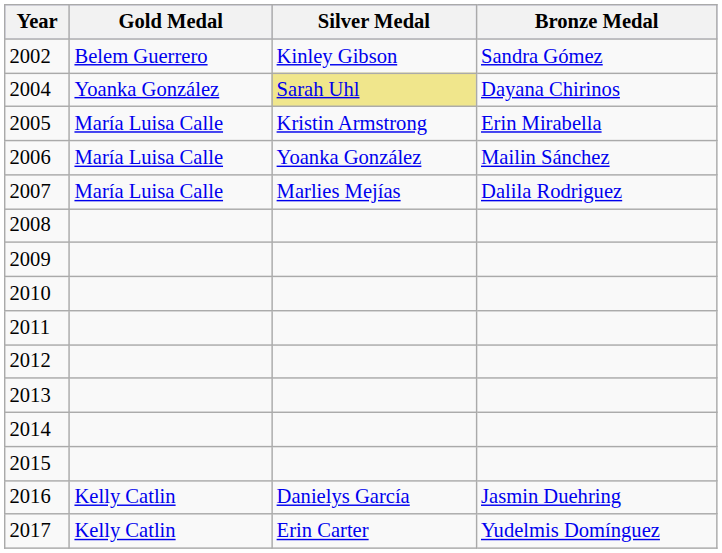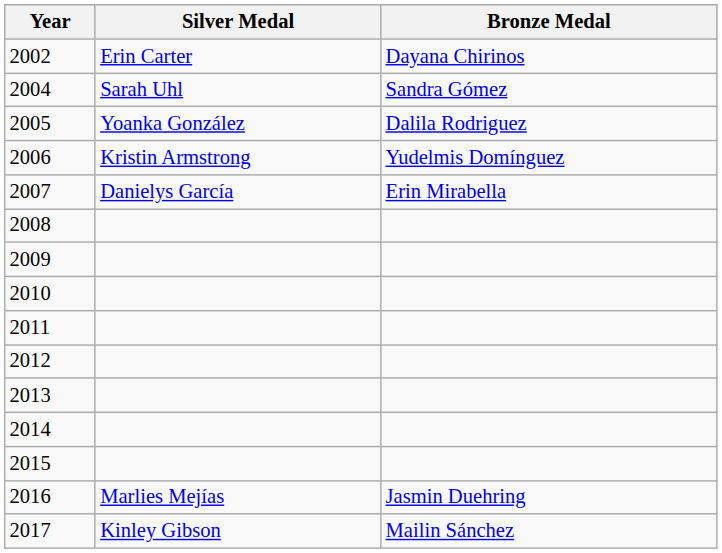- column: (171, 21)
(337, 55) Kinley Gibson -> (146, 55) Erin Carter
(542, 55) Sandra Gómez -> (455, 55) Dayana Chirinos
(318, 89) khaki background -> (142, 89) no background
(550, 89) Dayana Chirinos -> (446, 89) Sandra Gómez
(352, 123) Kristin Armstrong -> (173, 123) Yoanka González
(541, 123) Erin Mirabella -> (456, 123) Dalila Rodriguez
(349, 157) Yoanka González -> (175, 157) Kristin Armstrong
(545, 157) Mailin Sánchez -> (475, 157) Yudelmis Domínguez
(339, 191) Marlies Mejías -> (167, 191) Danielys García
(552, 191) Dalila Rodriguez -> (446, 191) Erin Mirabella
(343, 497) Danielys García -> (162, 497) Marlies Mejías
(323, 531) Erin Carter -> (160, 531) Kinley Gibson
(570, 531) Yudelmis Domínguez -> (450, 531) Mailin Sánchez
